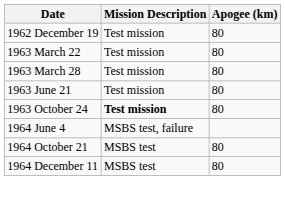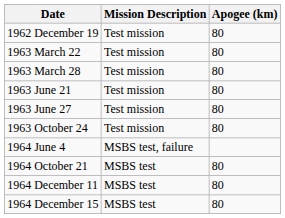+ row: (39, 109)
(135, 109) bold -> (134, 128) normal
+ row: (53, 204)
